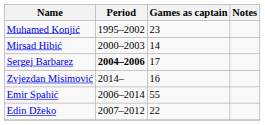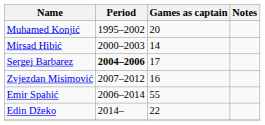(155, 29) 23 -> (155, 29) 20
(111, 78) 2014– -> (121, 78) 2007–2012
(121, 111) 2007–2012 -> (111, 111) 2014–
